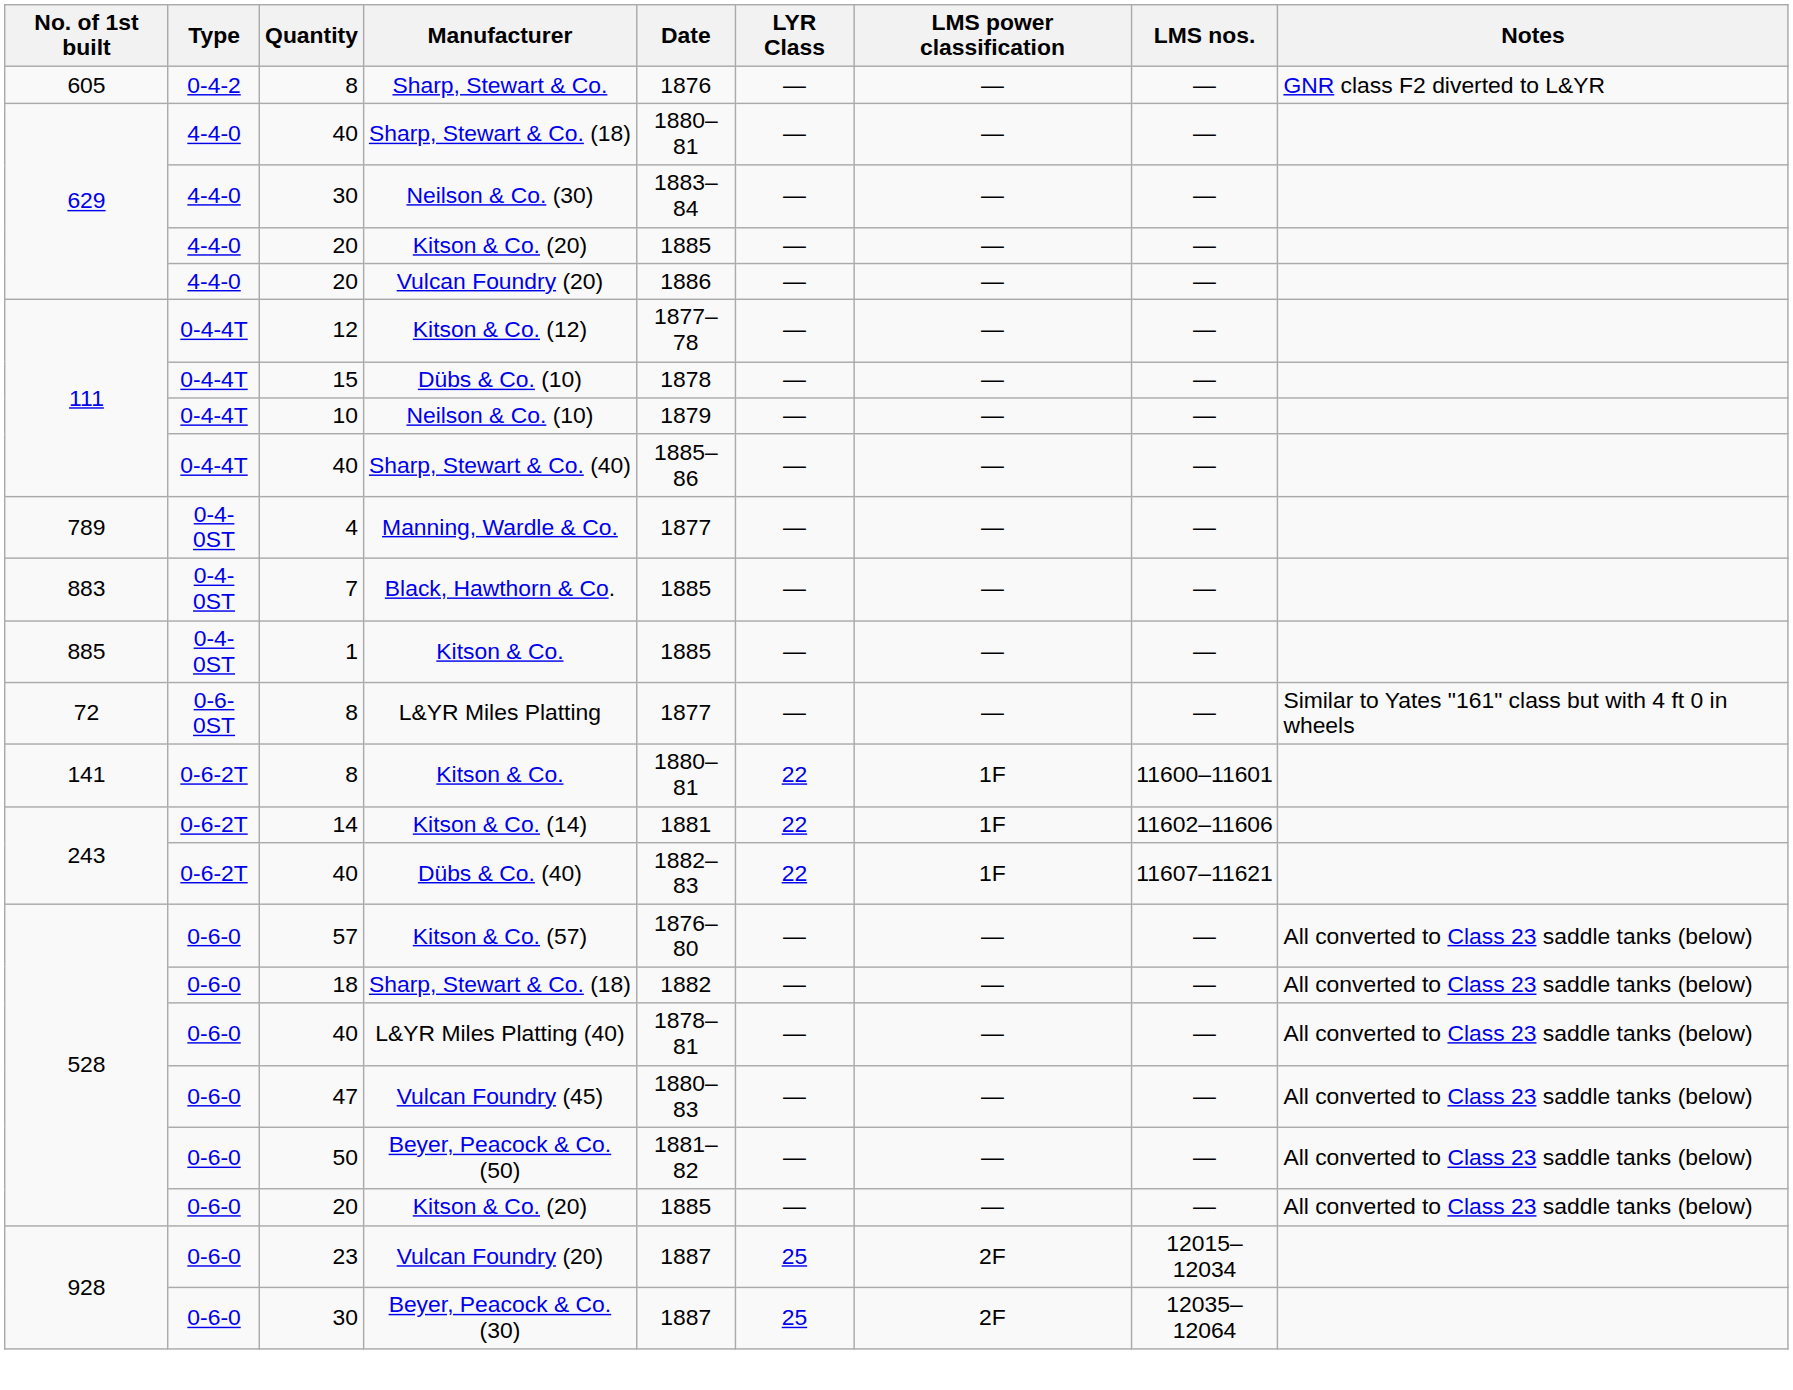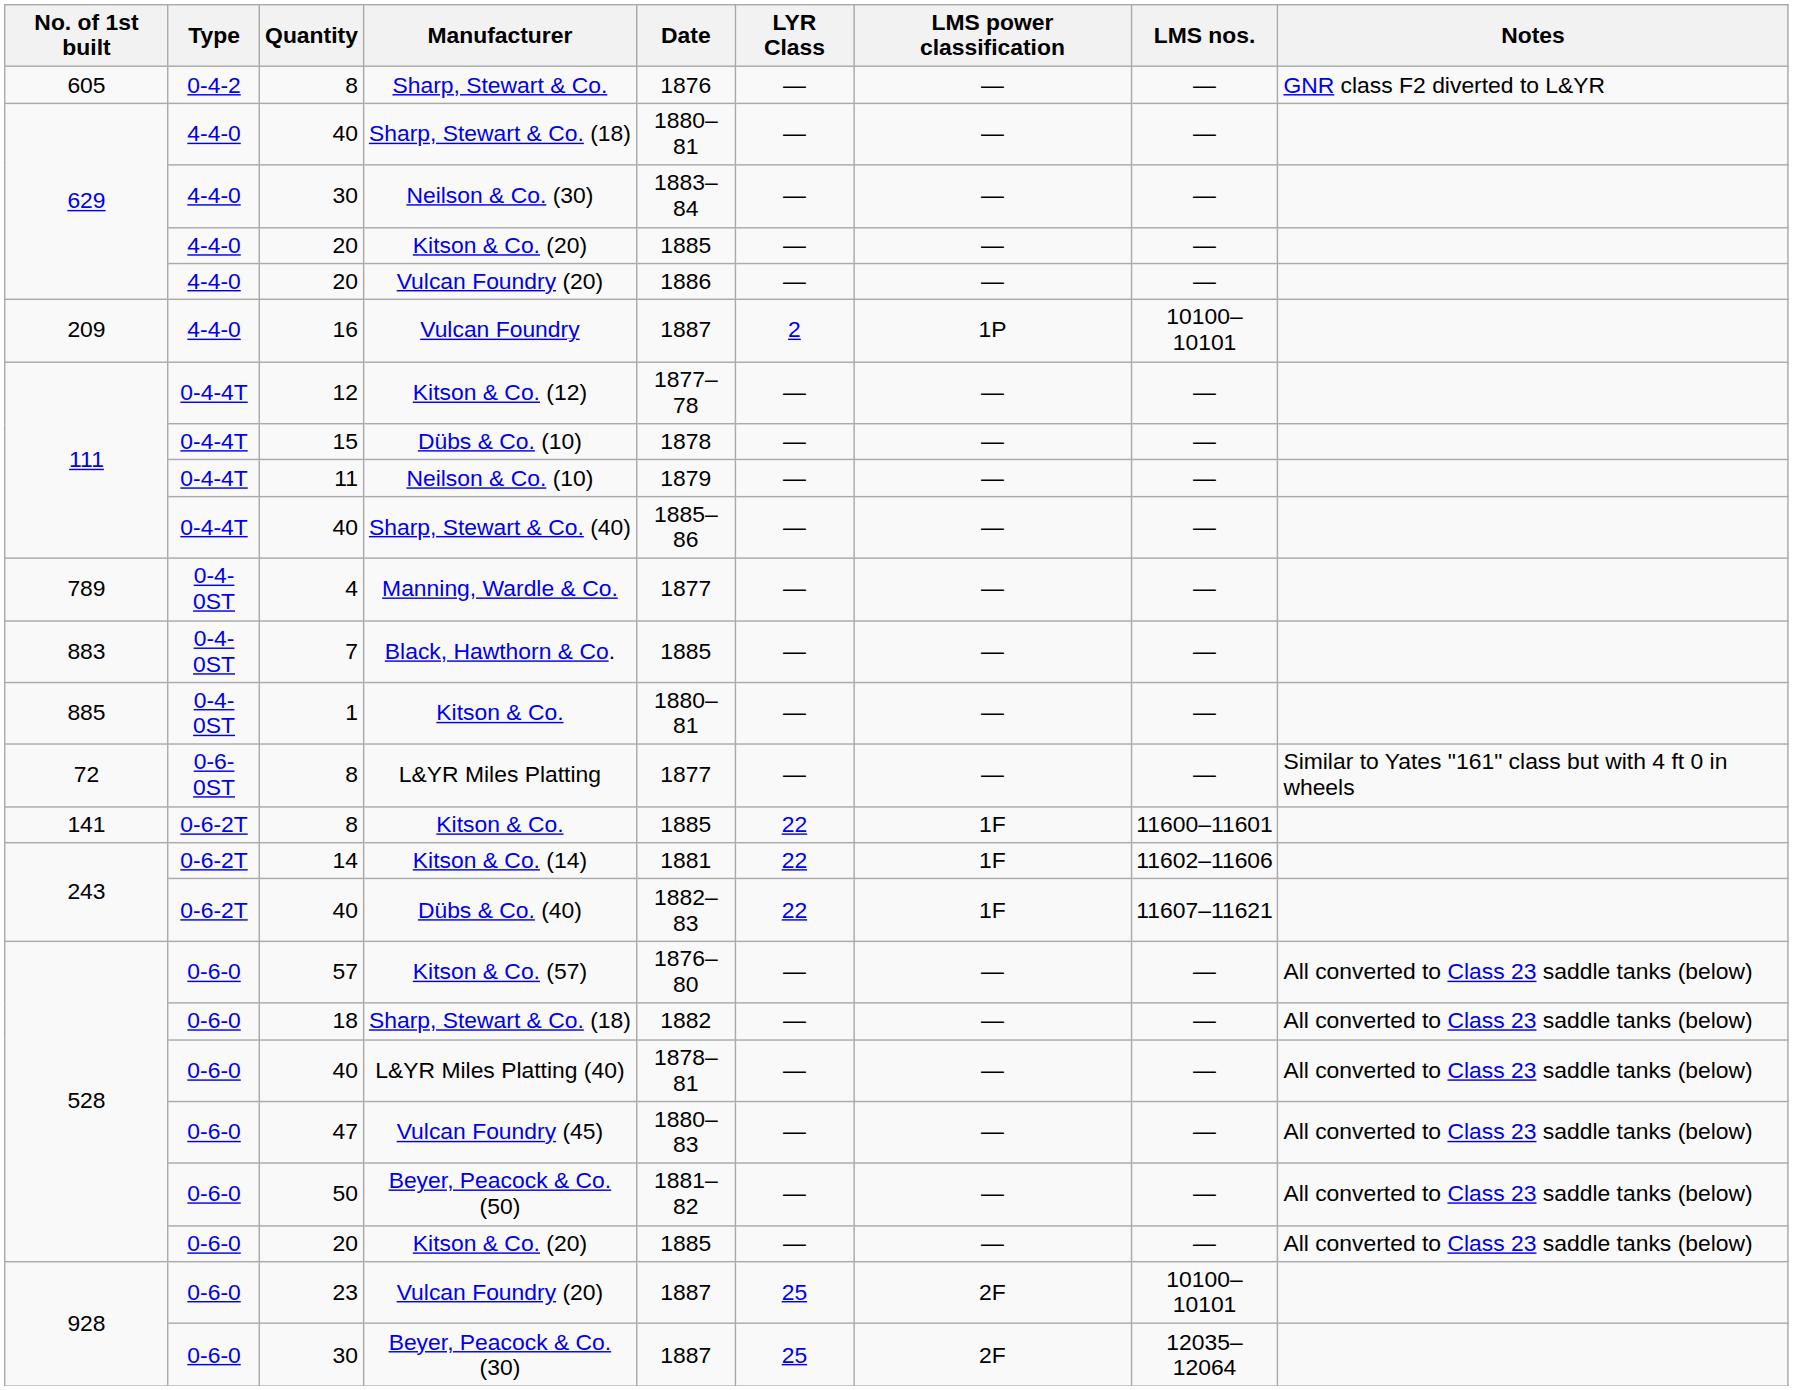+ row: (86, 330)
(345, 415) 10 -> (346, 477) 11
(686, 651) 1885 -> (686, 713) 1880–81
(686, 775) 1880–81 -> (686, 824) 1885
(1205, 1256) 12015–12034 -> (1205, 1292) 10100–10101
